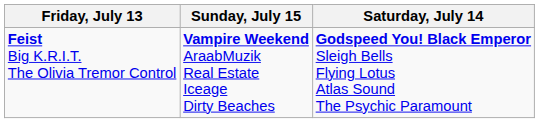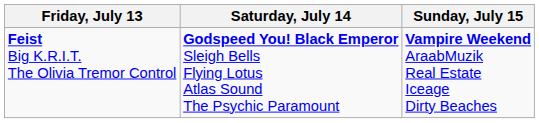columns swapped: (423, 16) <-> (246, 16)
